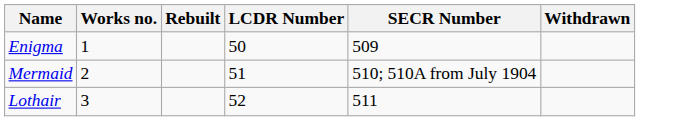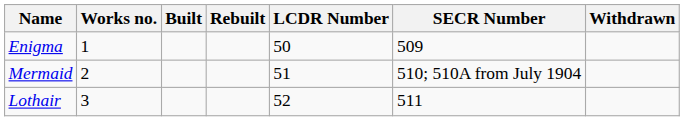+ column: (184, 18)
